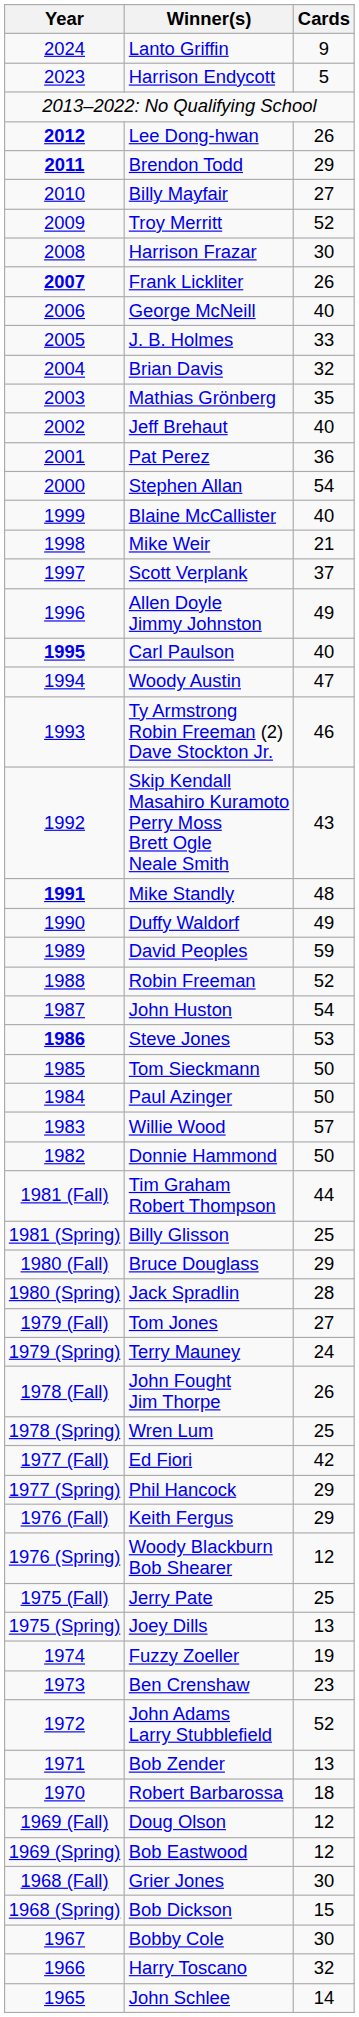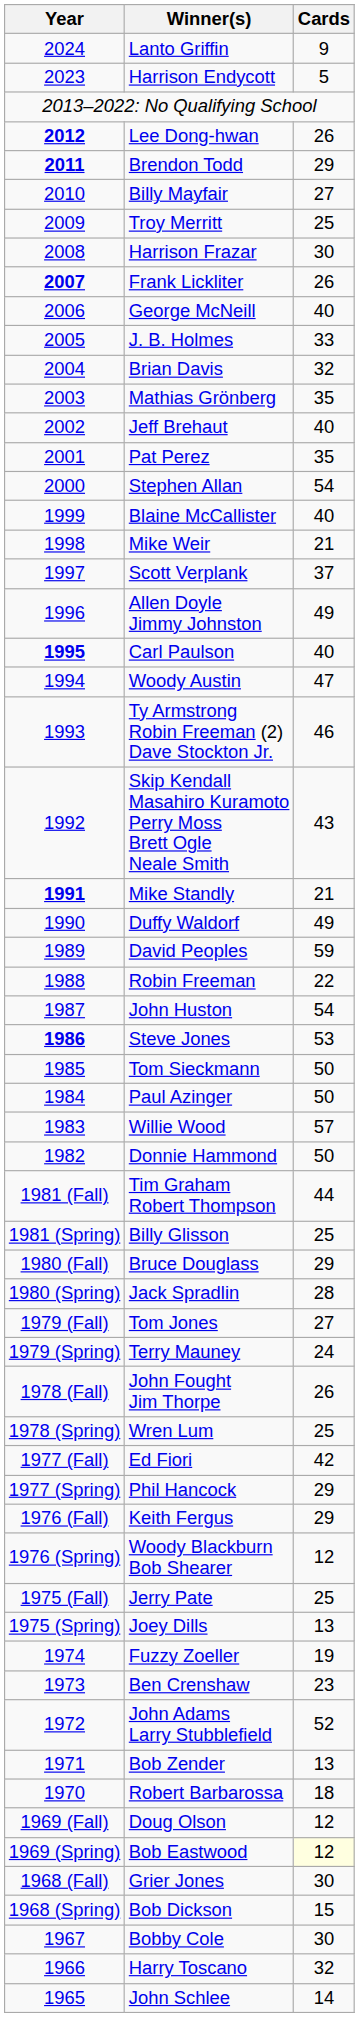(324, 223) 52 -> (324, 223) 25
(324, 456) 36 -> (324, 456) 35
(324, 893) 48 -> (324, 893) 21
(324, 981) 52 -> (324, 981) 22
(324, 1851) no background -> (324, 1851) lightyellow background
